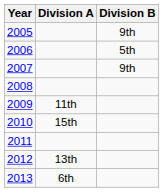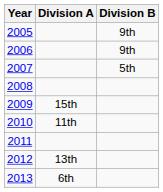(127, 50) 5th -> (127, 50) 9th
(127, 68) 9th -> (127, 68) 5th
(66, 104) 11th -> (66, 104) 15th
(66, 123) 15th -> (66, 123) 11th
